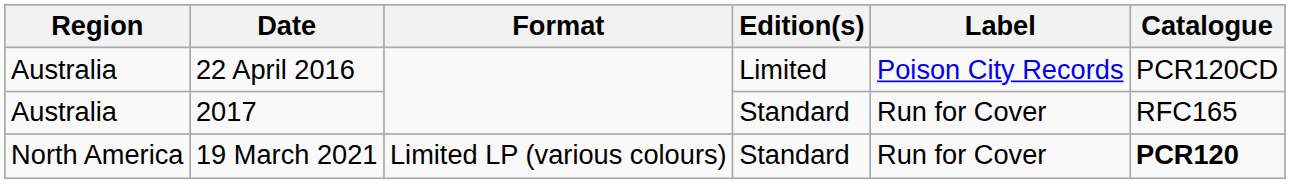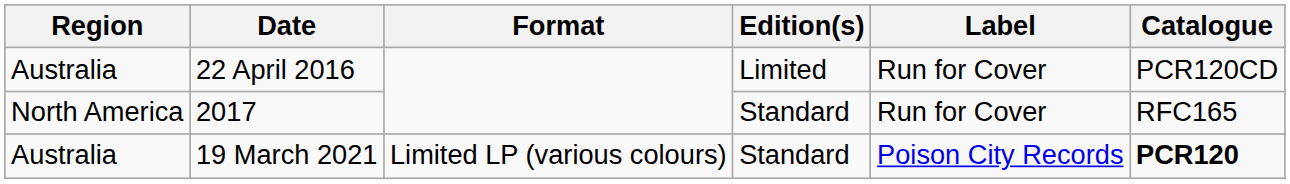(1000, 69) Poison City Records -> (962, 69) Run for Cover
(64, 112) Australia -> (97, 112) North America
(97, 155) North America -> (64, 155) Australia
(962, 155) Run for Cover -> (1000, 155) Poison City Records
